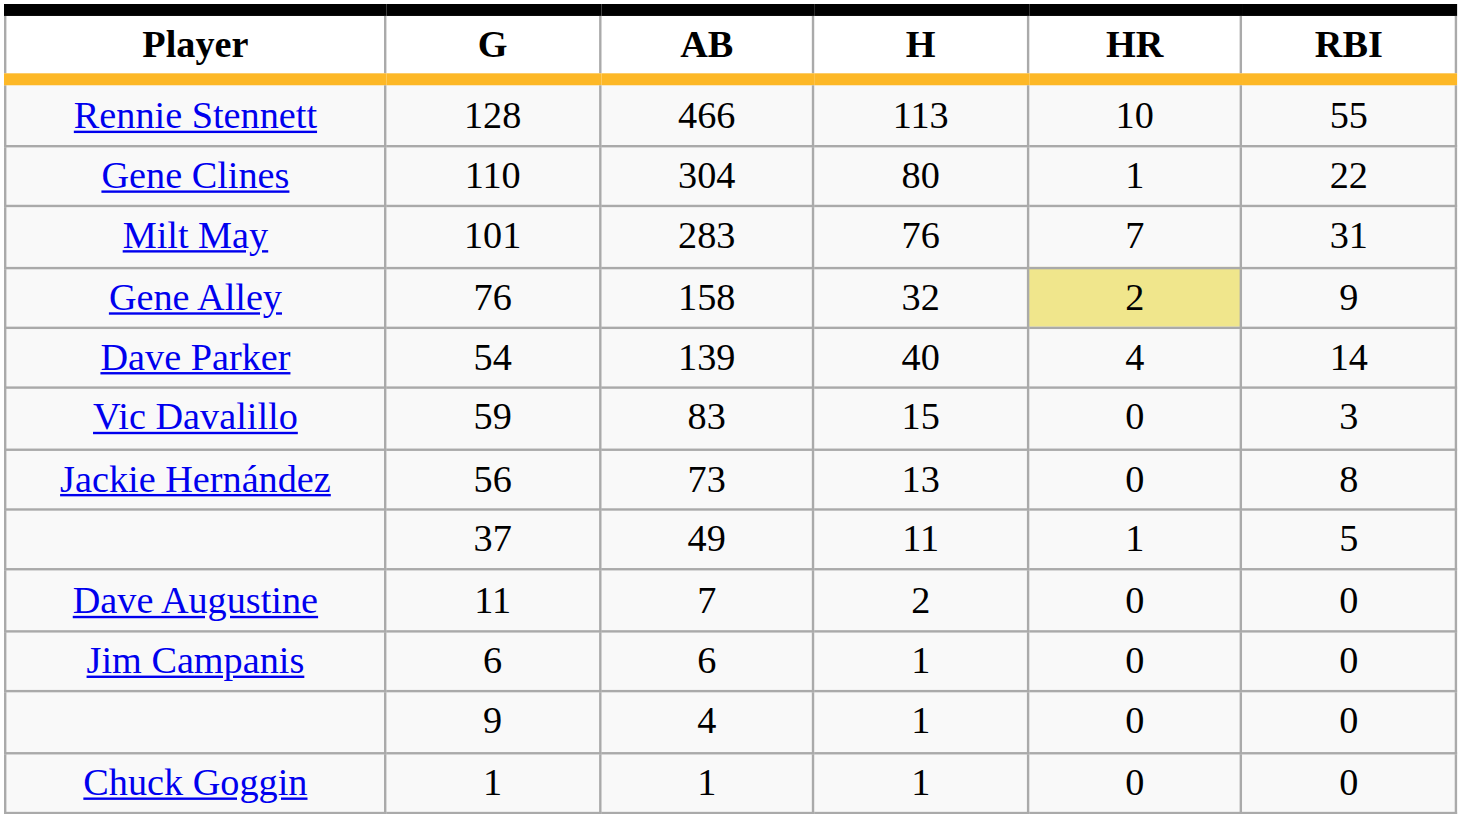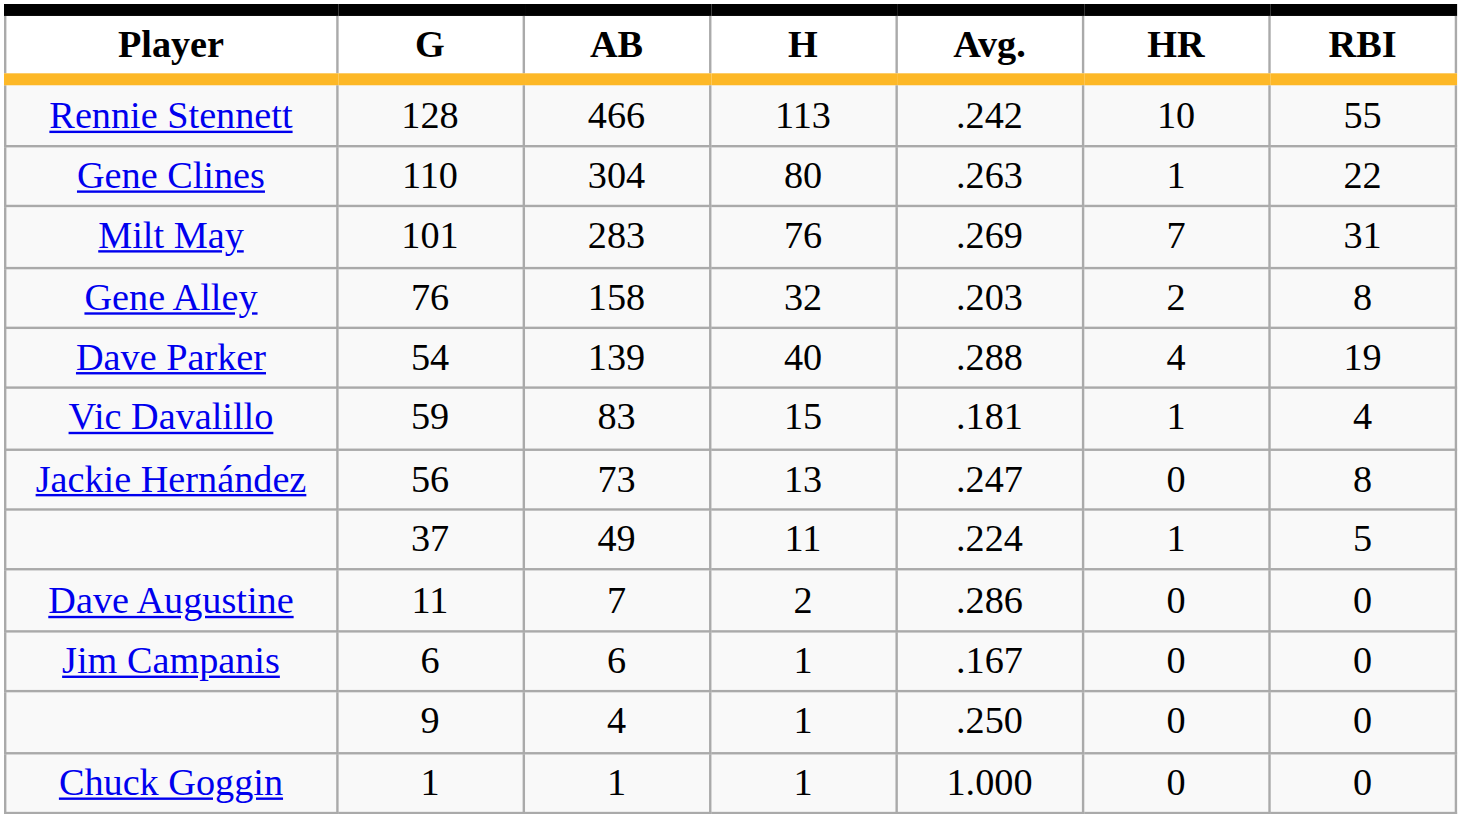+ column: (990, 44)
(1135, 296) khaki background -> (1176, 296) no background
(1349, 296) 9 -> (1363, 296) 8
(1349, 357) 14 -> (1363, 357) 19
(1135, 417) 0 -> (1176, 417) 1
(1349, 417) 3 -> (1363, 417) 4
